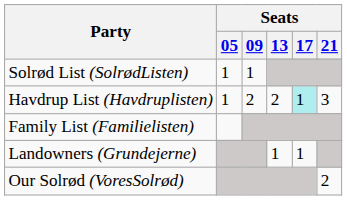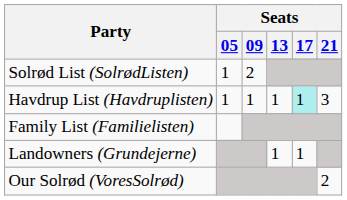(250, 72) 1 -> (250, 72) 2
(250, 99) 2 -> (250, 99) 1
(275, 99) 2 -> (275, 99) 1
